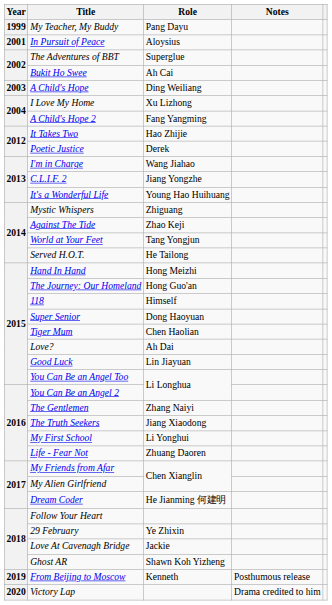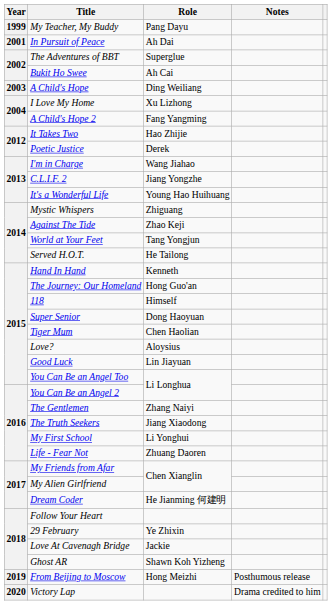(163, 42) Aloysius -> (160, 42) Ah Dai
(171, 270) Hong Meizhi -> (162, 270) Kenneth
(160, 347) Ah Dai -> (163, 347) Aloysius
(162, 577) Kenneth -> (171, 577) Hong Meizhi
